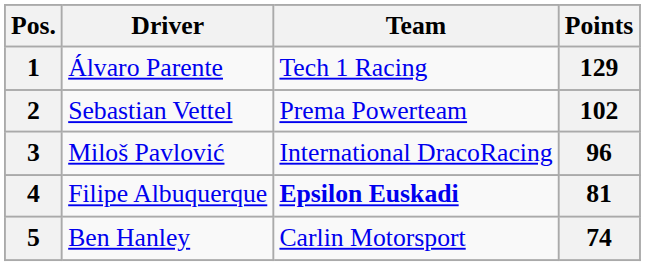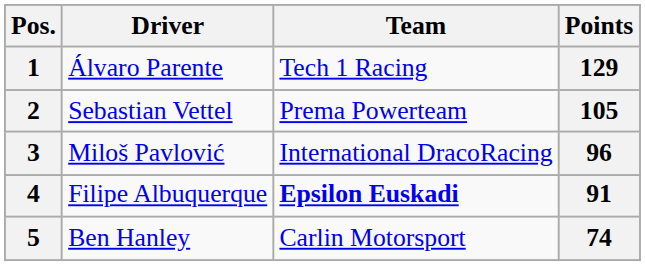(599, 110) 102 -> (599, 110) 105
(599, 194) 81 -> (599, 194) 91
